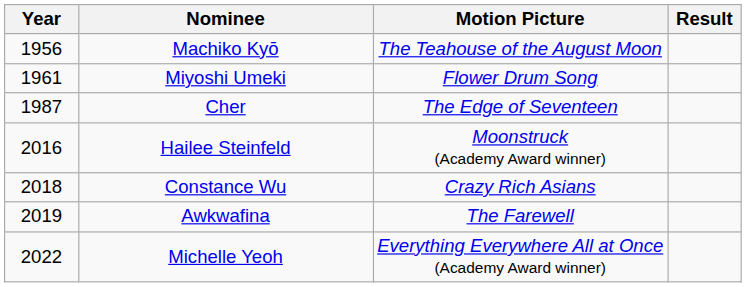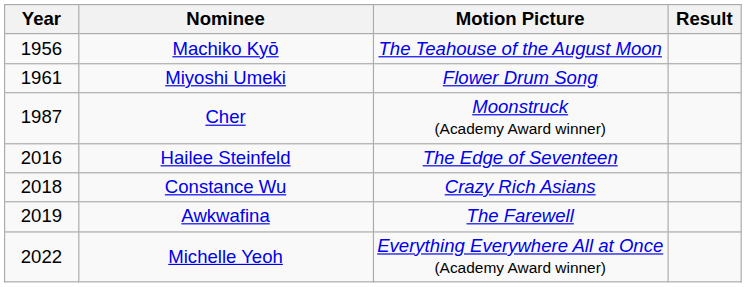(520, 107) The Edge of Seventeen -> (520, 117) Moonstruck (Academy Award winner)
(520, 147) Moonstruck (Academy Award winner) -> (520, 157) The Edge of Seventeen
